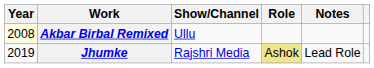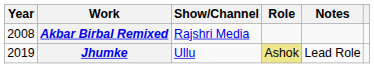(21, 33) lightyellow background -> (21, 33) no background
(185, 33) Ullu -> (212, 33) Rajshri Media
(212, 53) Rajshri Media -> (185, 53) Ullu
